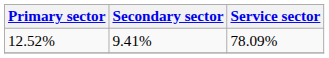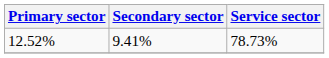(254, 40) 78.09% -> (254, 40) 78.73%
